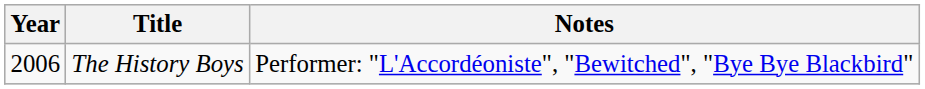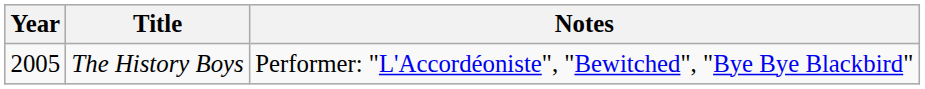(35, 63) 2006 -> (35, 63) 2005
